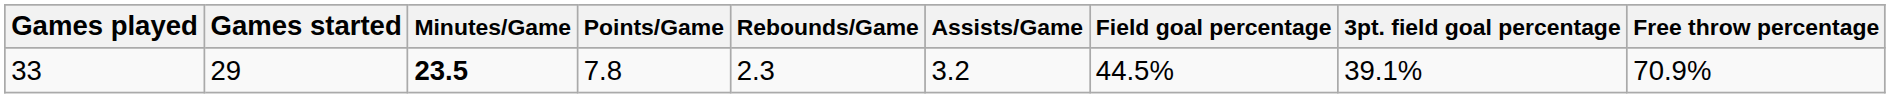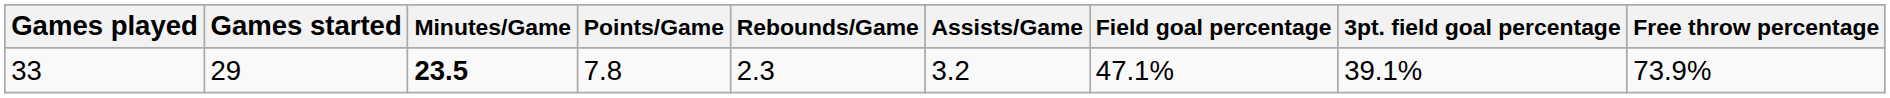(1135, 69) 44.5% -> (1135, 69) 47.1%
(1672, 69) 70.9% -> (1672, 69) 73.9%
